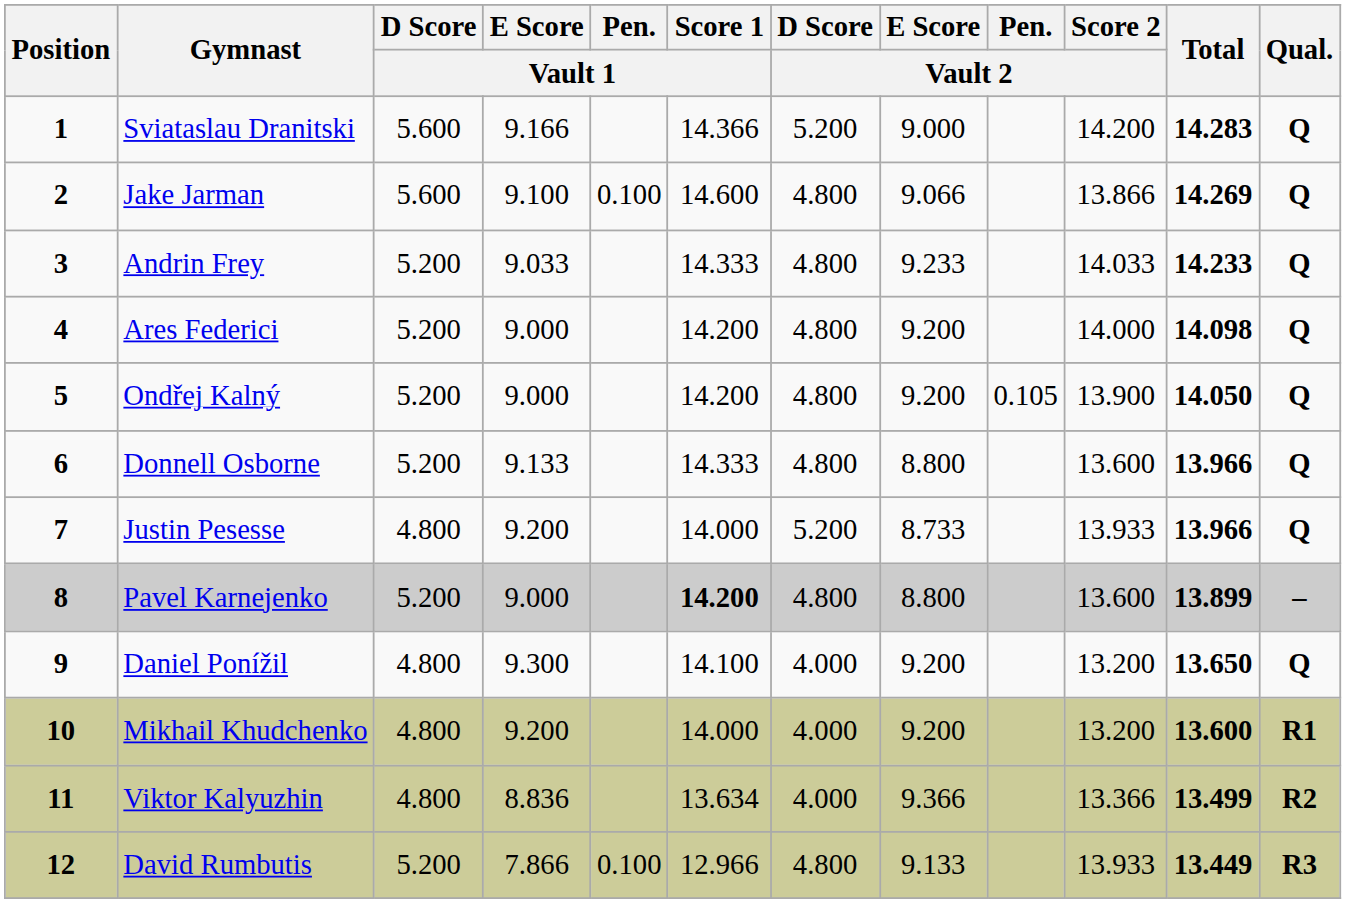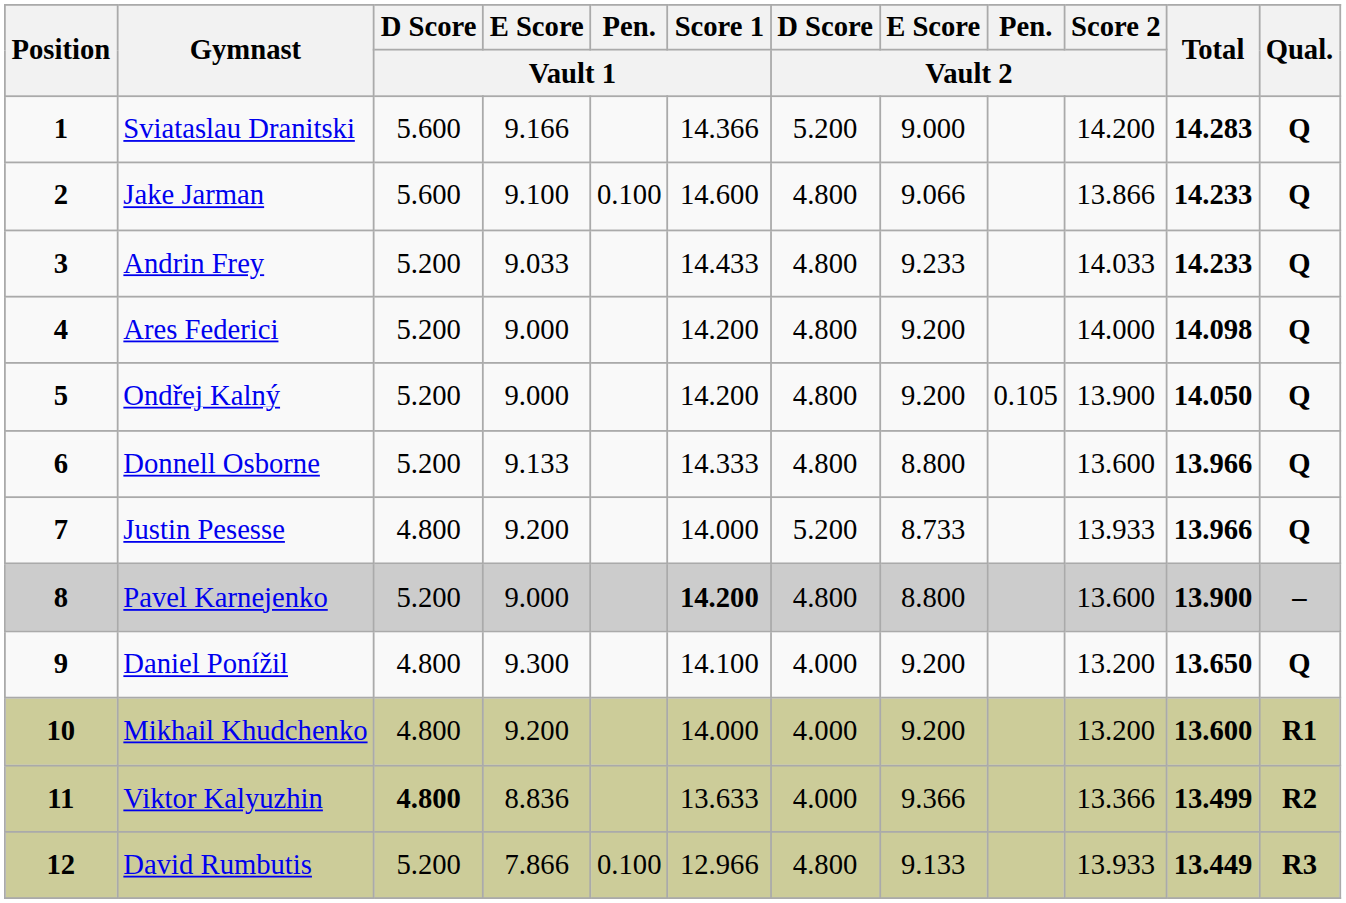(1213, 195) 14.269 -> (1213, 195) 14.233
(719, 262) 14.333 -> (719, 262) 14.433
(1213, 597) 13.899 -> (1213, 597) 13.900
(429, 797) normal -> (429, 797) bold
(719, 797) 13.634 -> (719, 797) 13.633
